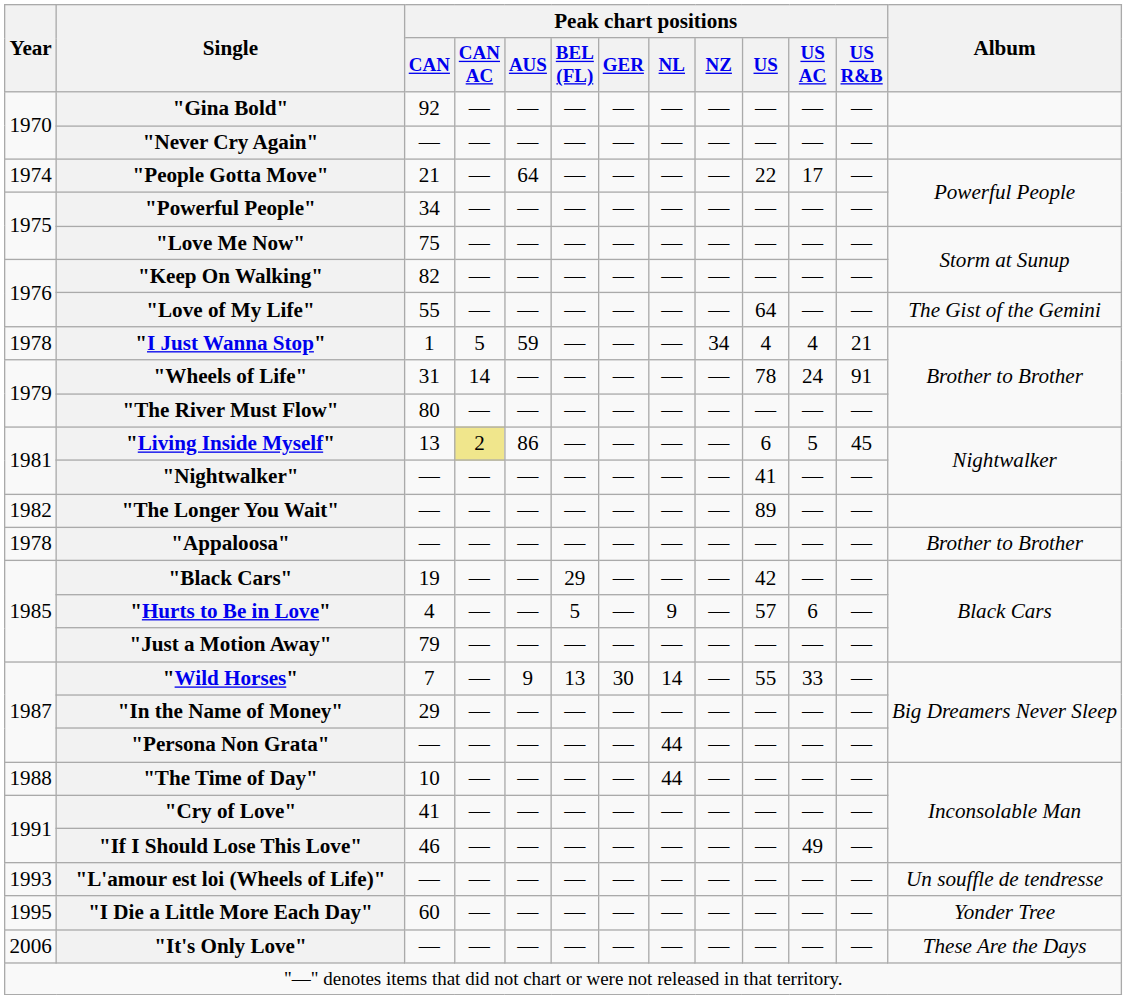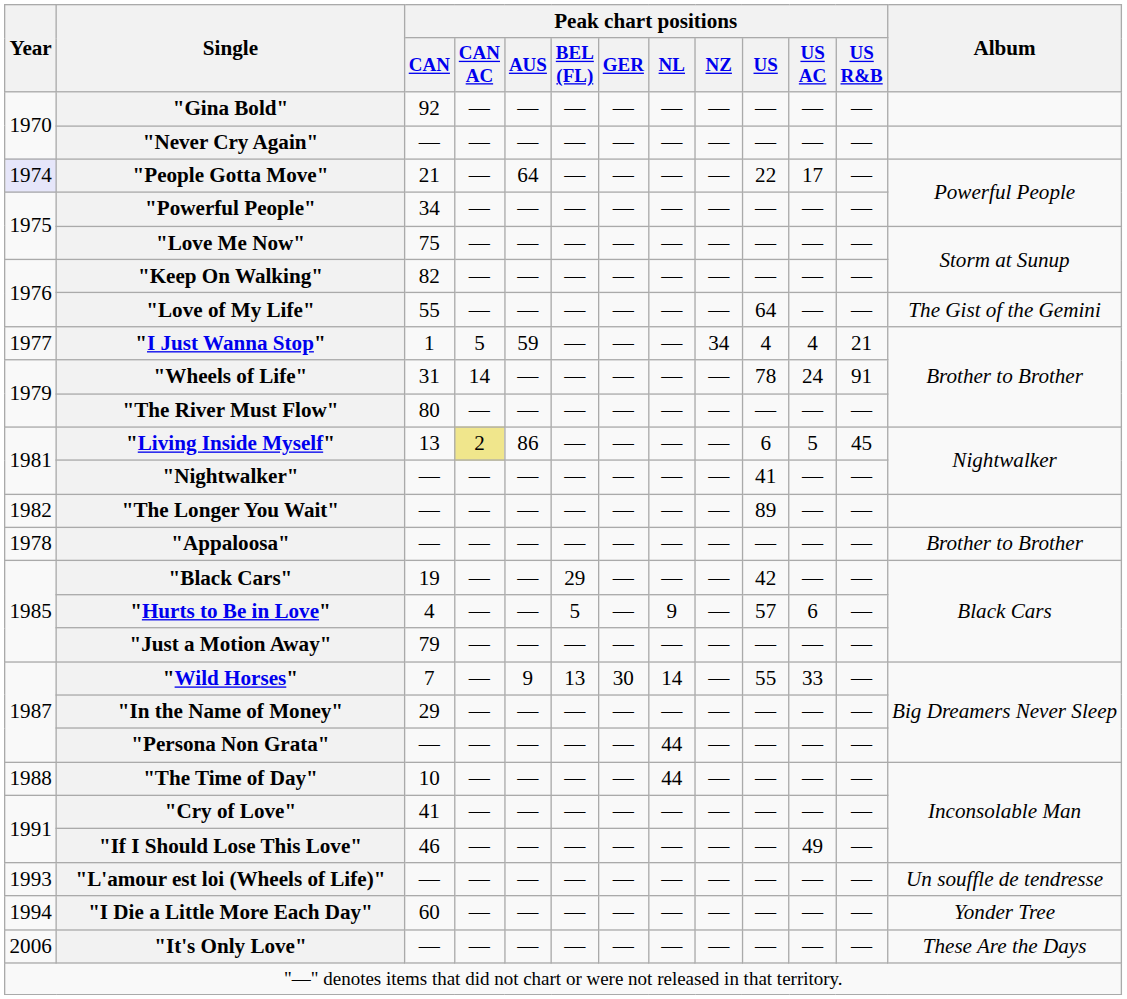(31, 175) no background -> (31, 175) lavender background
(31, 342) 1978 -> (31, 342) 1977
(31, 912) 1995 -> (31, 912) 1994
